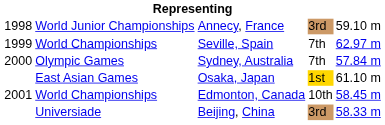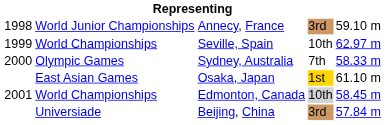(317, 43) 7th -> (320, 43) 10th
(358, 60) 57.84 m -> (358, 60) 58.33 m
(320, 95) no background -> (320, 95) lightgrey background
(358, 112) 58.33 m -> (358, 112) 57.84 m
